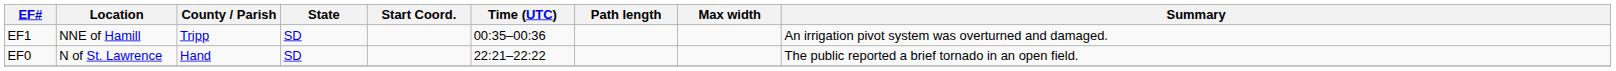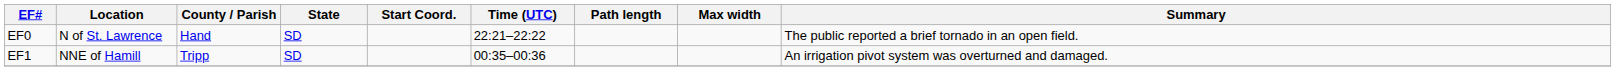rows swapped: (19, 55) <-> (19, 35)
